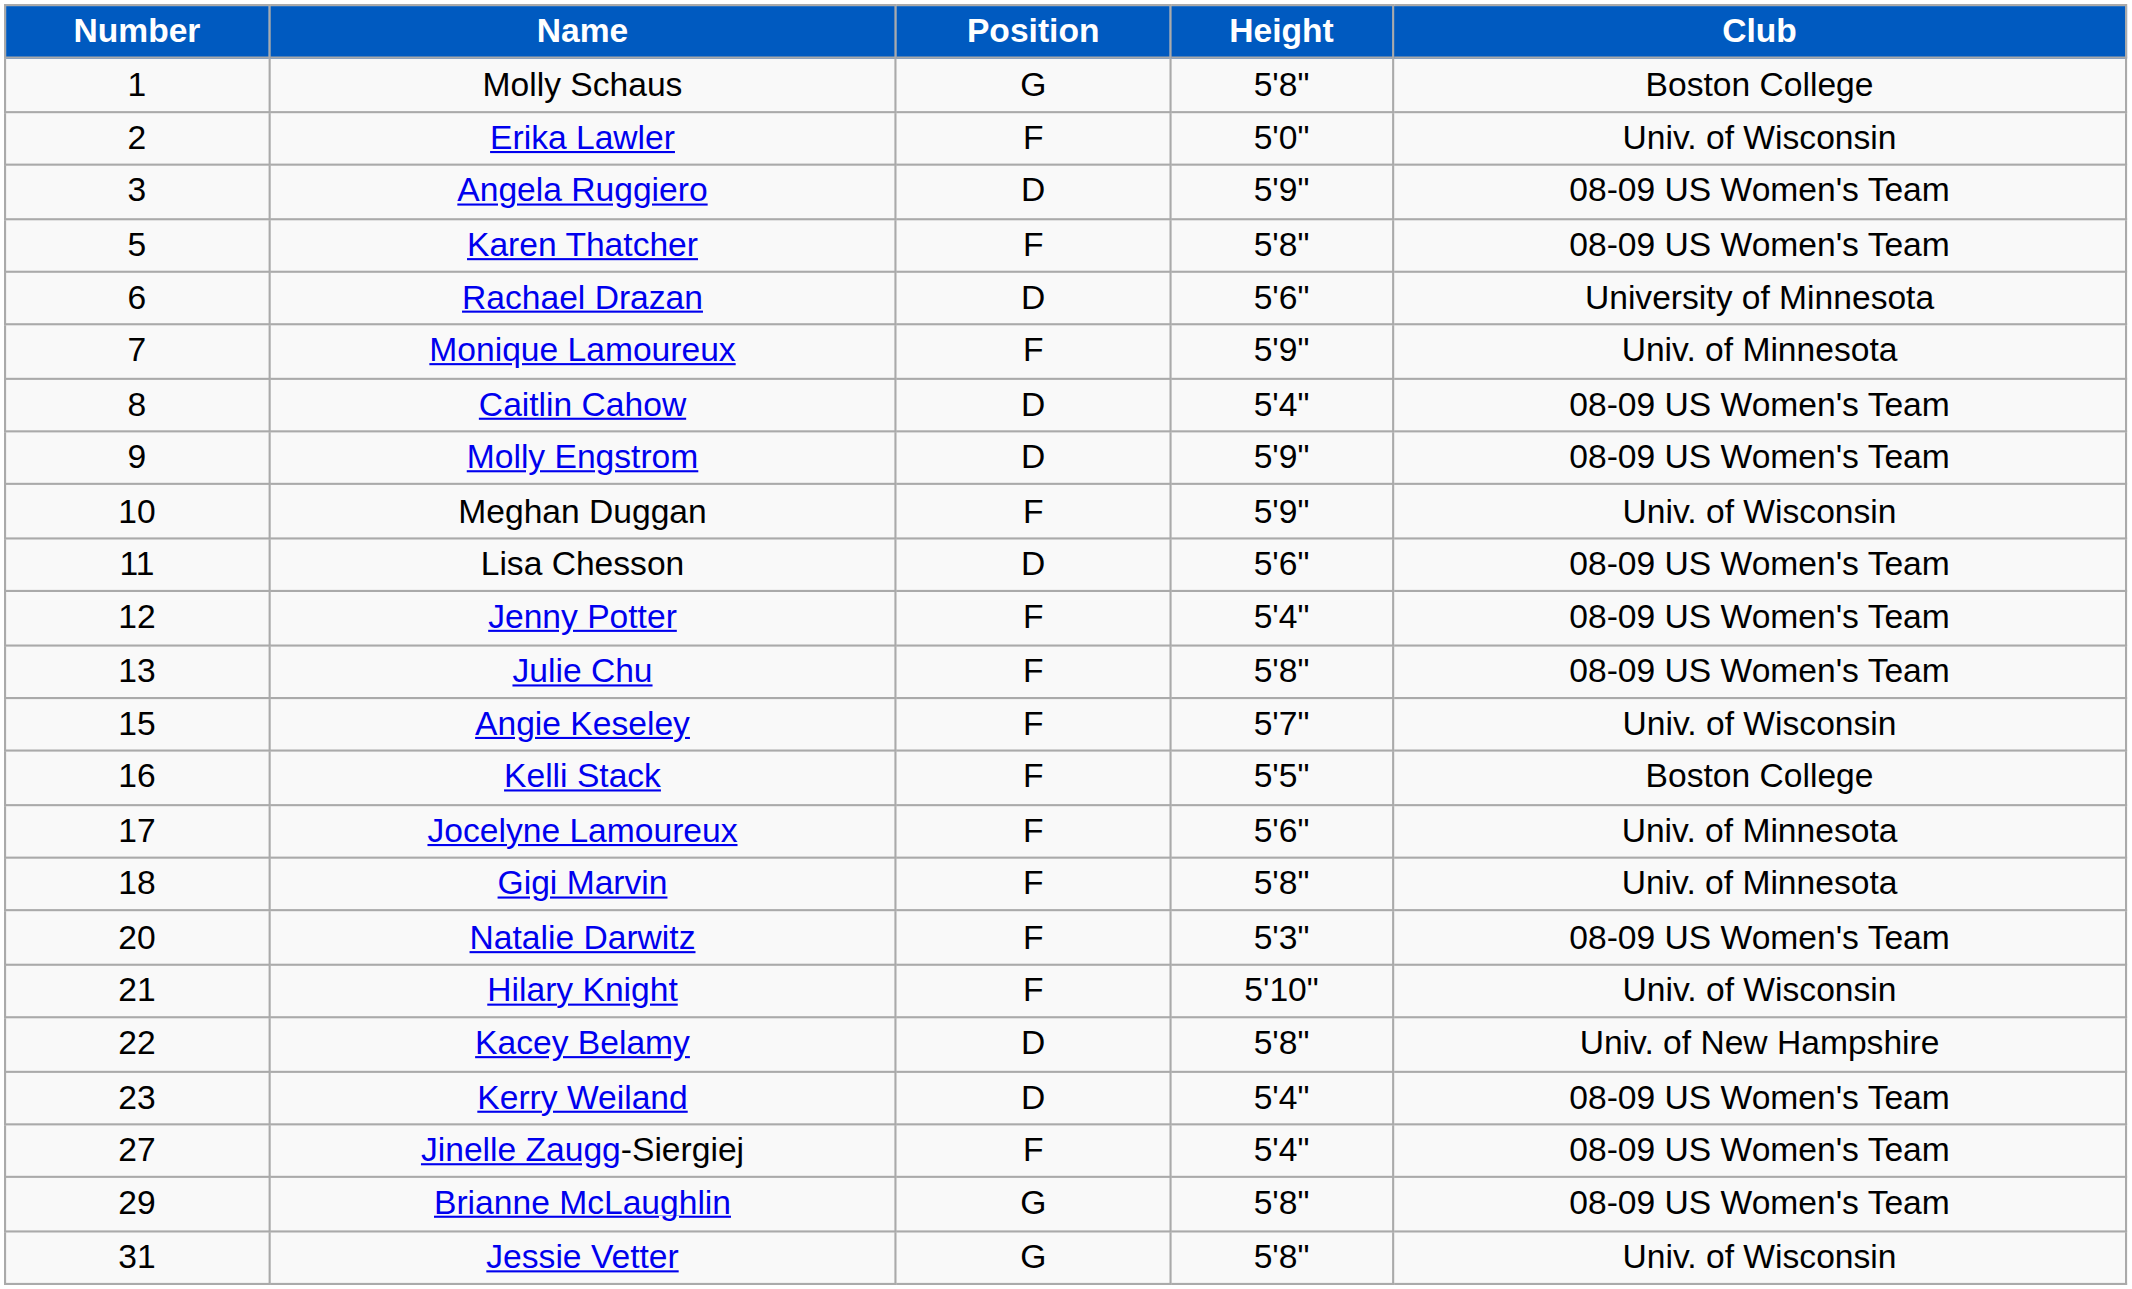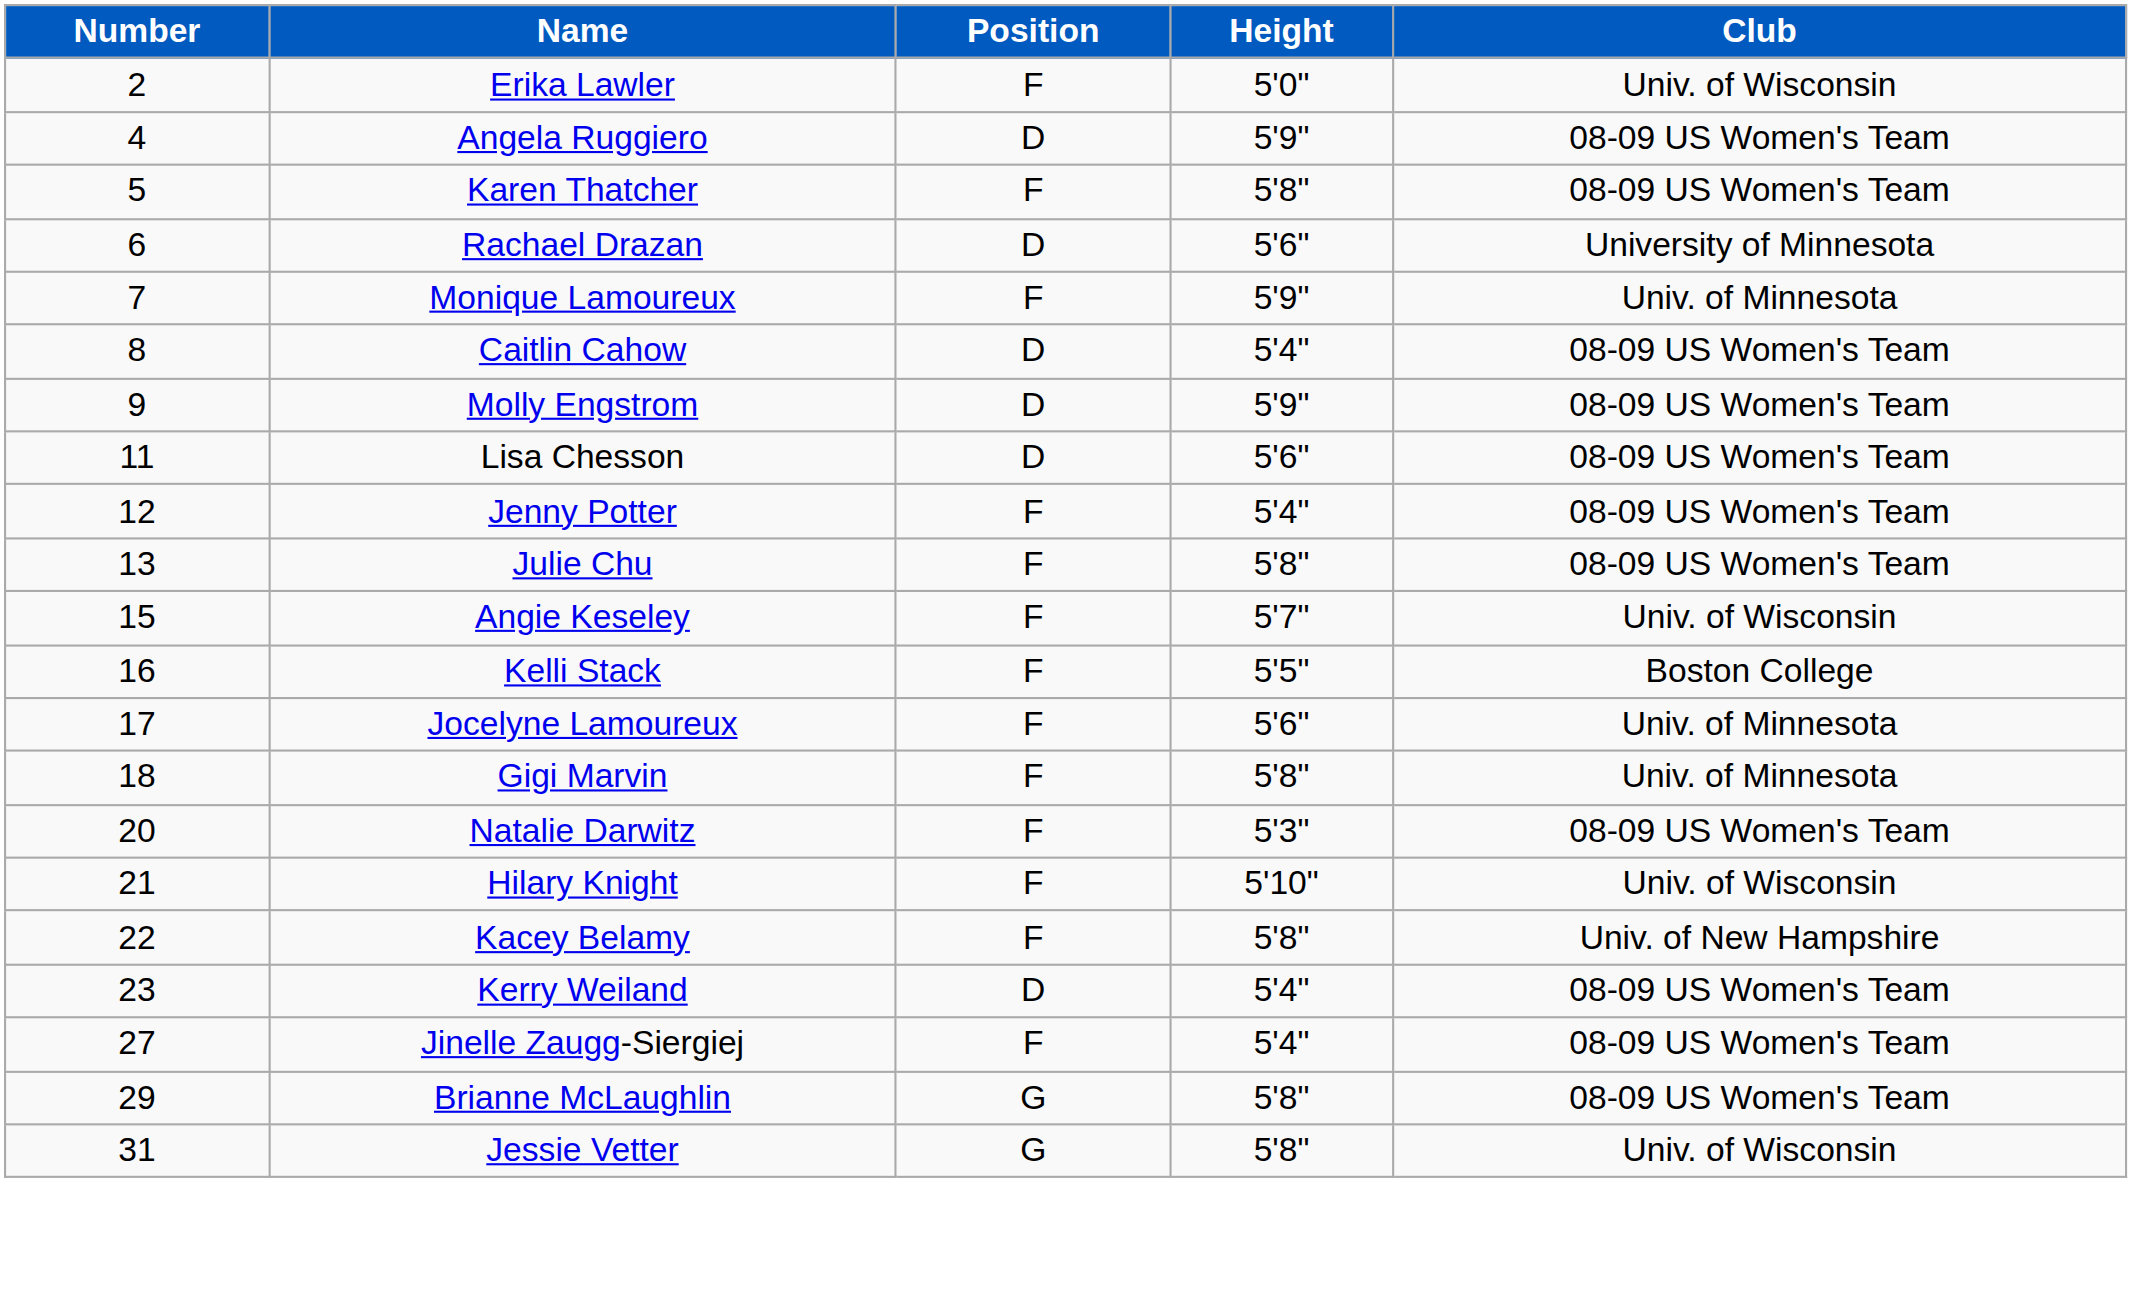- row: (583, 84)
(137, 191) 3 -> (137, 137) 4
- row: (583, 510)
(1033, 1043) D -> (1033, 937) F
